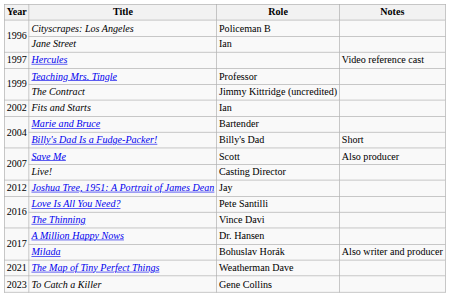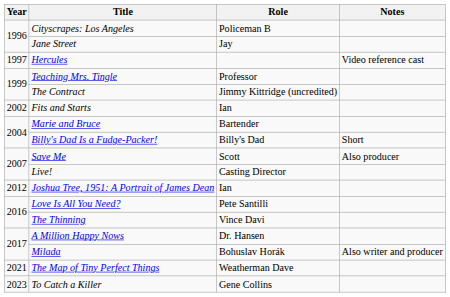(225, 44) Ian -> (226, 44) Jay
(226, 188) Jay -> (225, 188) Ian
